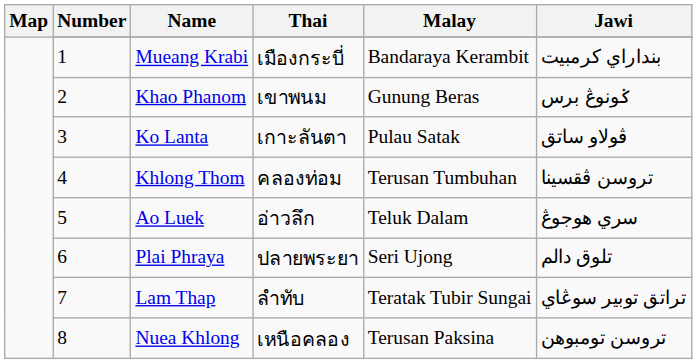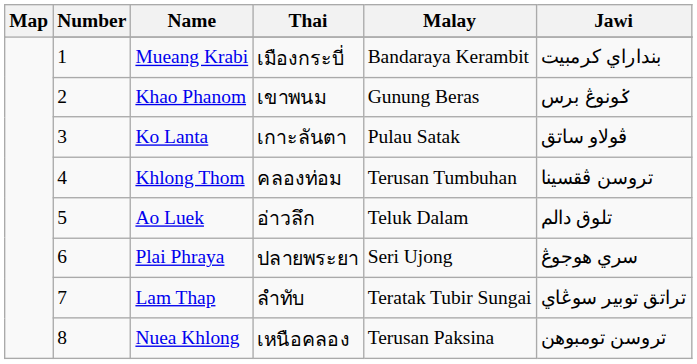(590, 217) سري هوجوڠ -> (577, 217) تلوق دالم
(577, 257) تلوق دالم -> (590, 257) سري هوجوڠ
